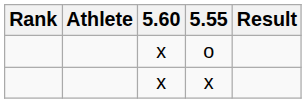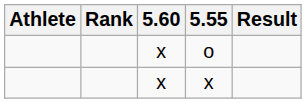columns swapped: (33, 20) <-> (100, 20)
